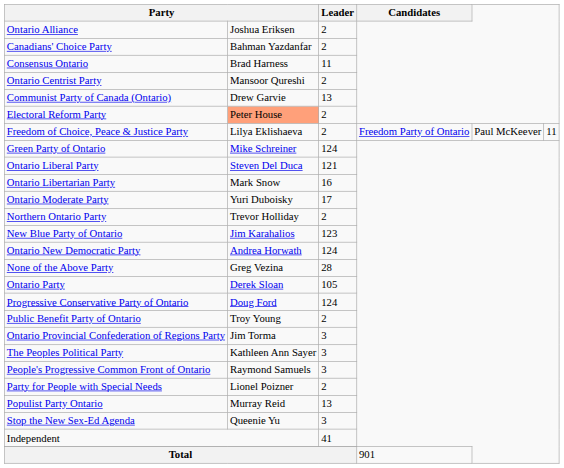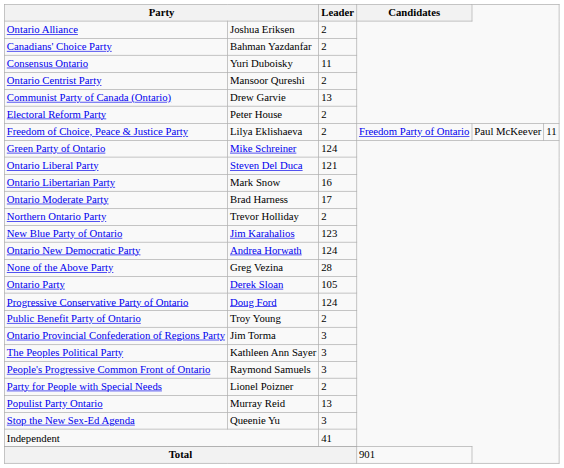(259, 64) Brad Harness -> (261, 64) Yuri Duboisky
(256, 115) lightsalmon background -> (256, 115) no background
(261, 200) Yuri Duboisky -> (259, 200) Brad Harness
